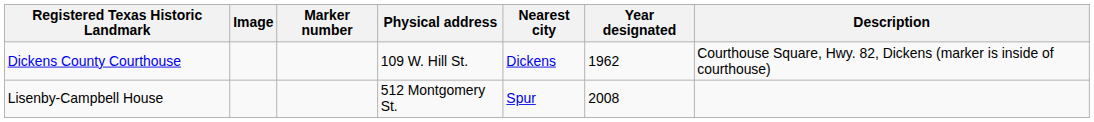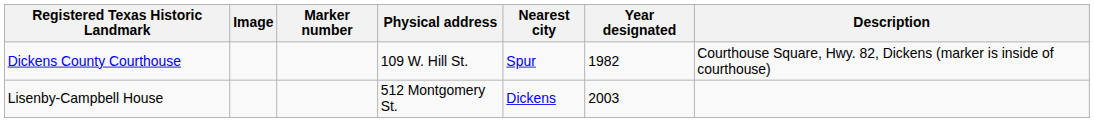(531, 61) Dickens -> (521, 61) Spur
(604, 61) 1962 -> (604, 61) 1982
(521, 98) Spur -> (531, 98) Dickens
(604, 98) 2008 -> (604, 98) 2003
